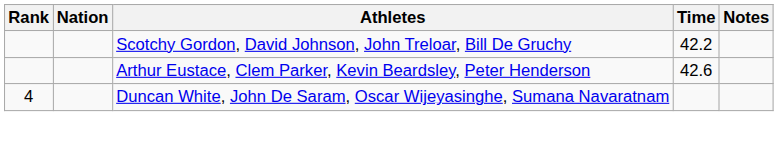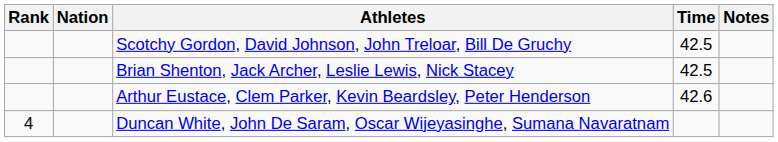(696, 44) 42.2 -> (696, 44) 42.5
+ row: (315, 70)
